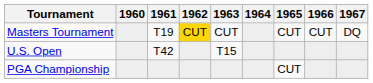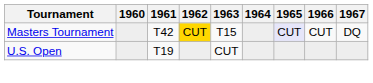(163, 32) T19 -> (163, 32) T42
(226, 32) CUT -> (226, 32) T15
(289, 32) no background -> (289, 32) lavender background
(163, 51) T42 -> (163, 51) T19
(226, 51) T15 -> (226, 51) CUT
- row: (58, 69)
